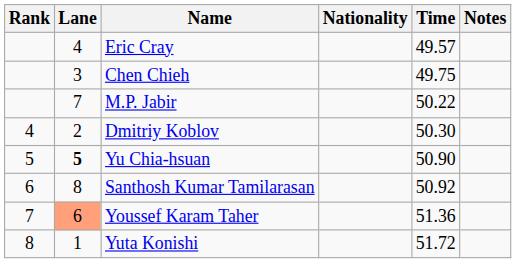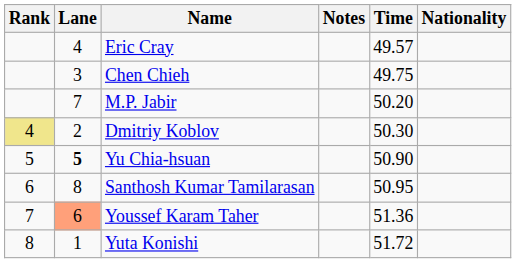columns swapped: (365, 18) <-> (485, 18)
(436, 103) 50.22 -> (393, 103) 50.20
(29, 131) no background -> (29, 131) khaki background
(436, 187) 50.92 -> (393, 187) 50.95
